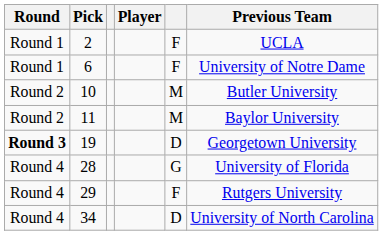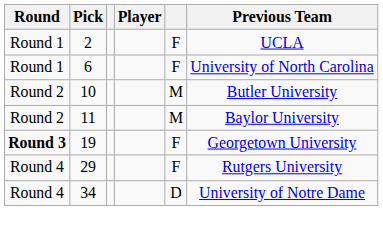(282, 67) University of Notre Dame -> (282, 67) University of North Carolina
(176, 142) D -> (176, 142) F
- row: (88, 167)
(282, 218) University of North Carolina -> (282, 192) University of Notre Dame
